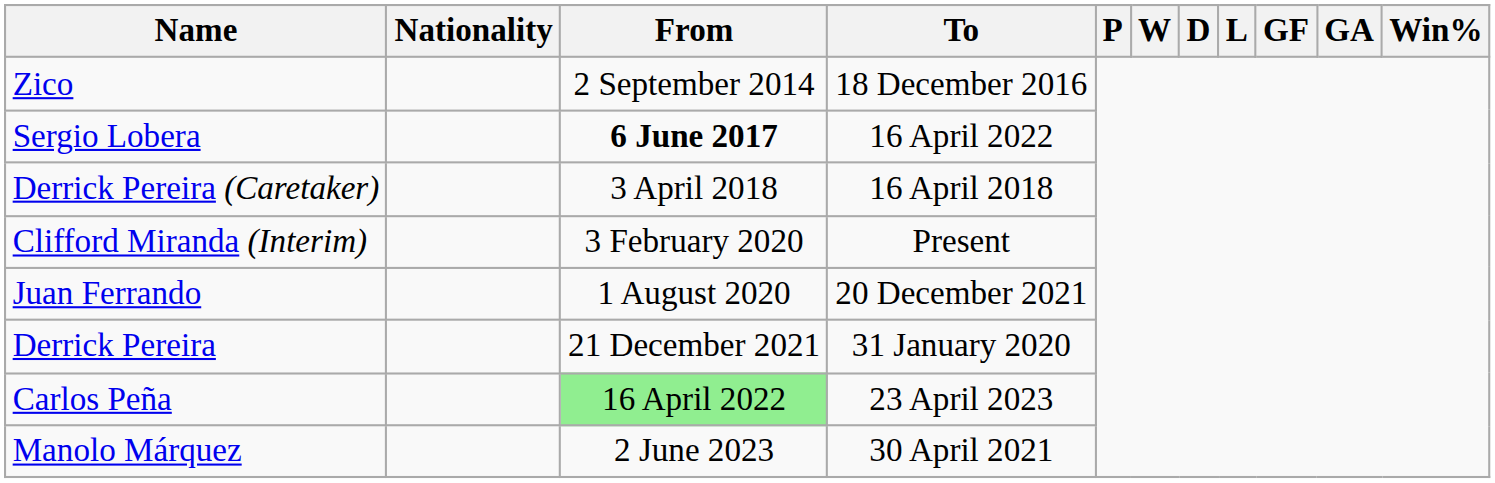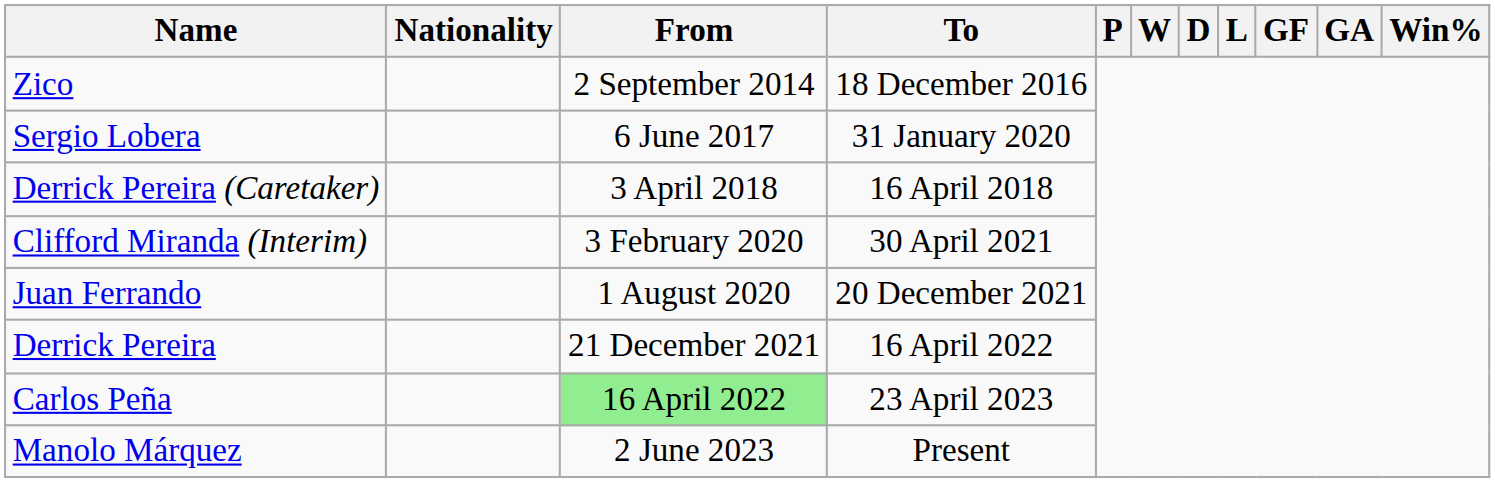(694, 135) bold -> (694, 135) normal
(961, 135) 16 April 2022 -> (961, 135) 31 January 2020
(961, 240) Present -> (961, 240) 30 April 2021
(961, 345) 31 January 2020 -> (961, 345) 16 April 2022
(961, 450) 30 April 2021 -> (961, 450) Present
